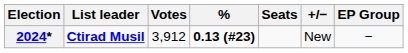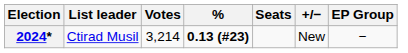(106, 36) bold -> (103, 36) normal
(169, 36) 3,912 -> (163, 36) 3,214
